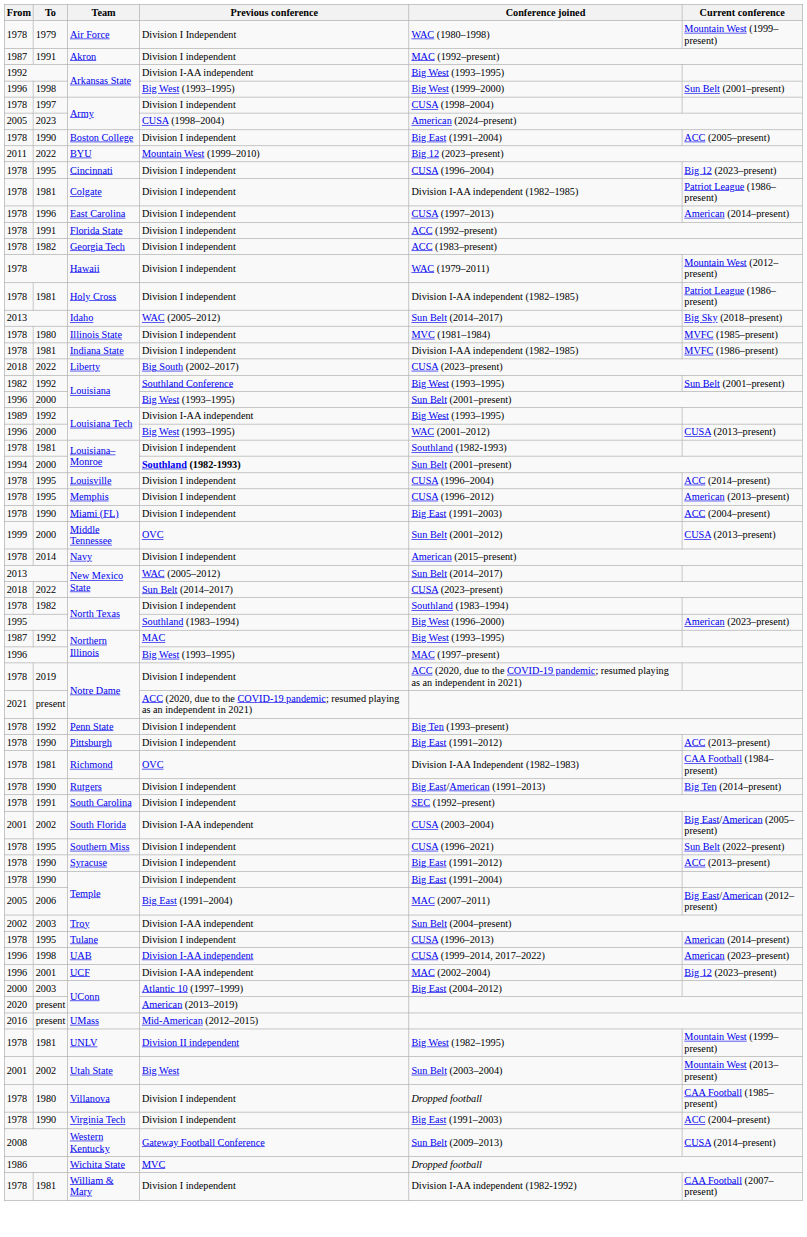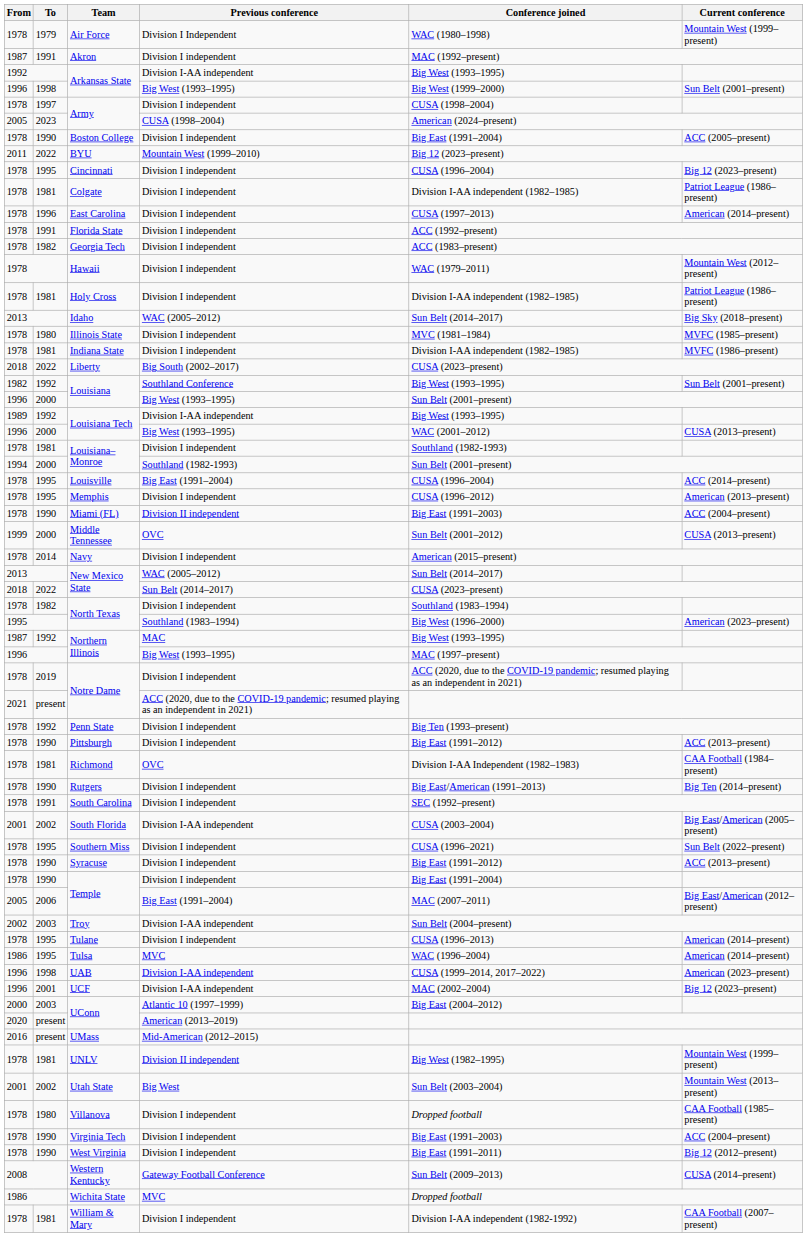(191, 464) bold -> (190, 464) normal
(189, 480) Division I independent -> (187, 480) Big East (1991–2004)
(189, 513) Division I independent -> (191, 513) Division II independent
+ row: (46, 956)
+ row: (46, 1153)
